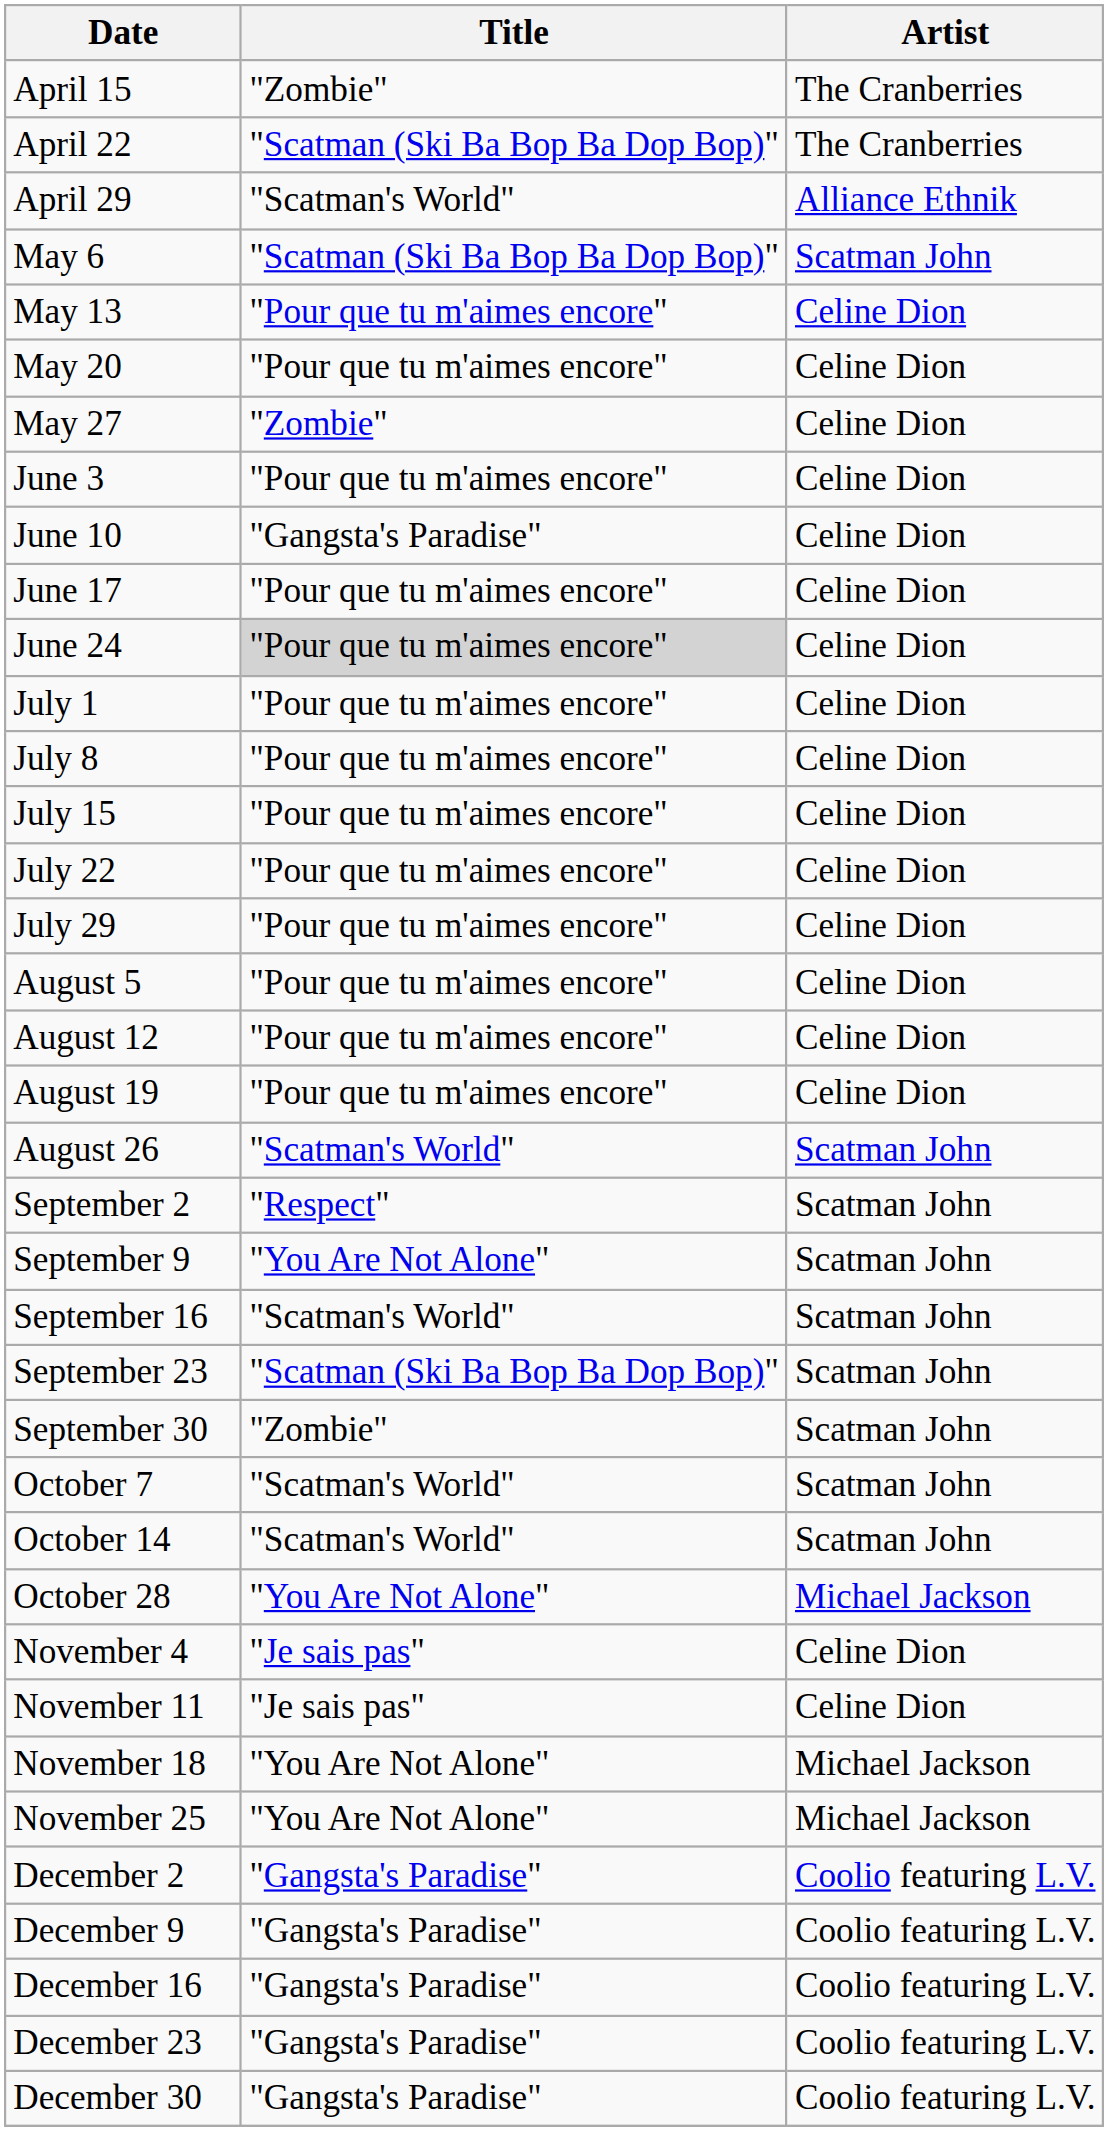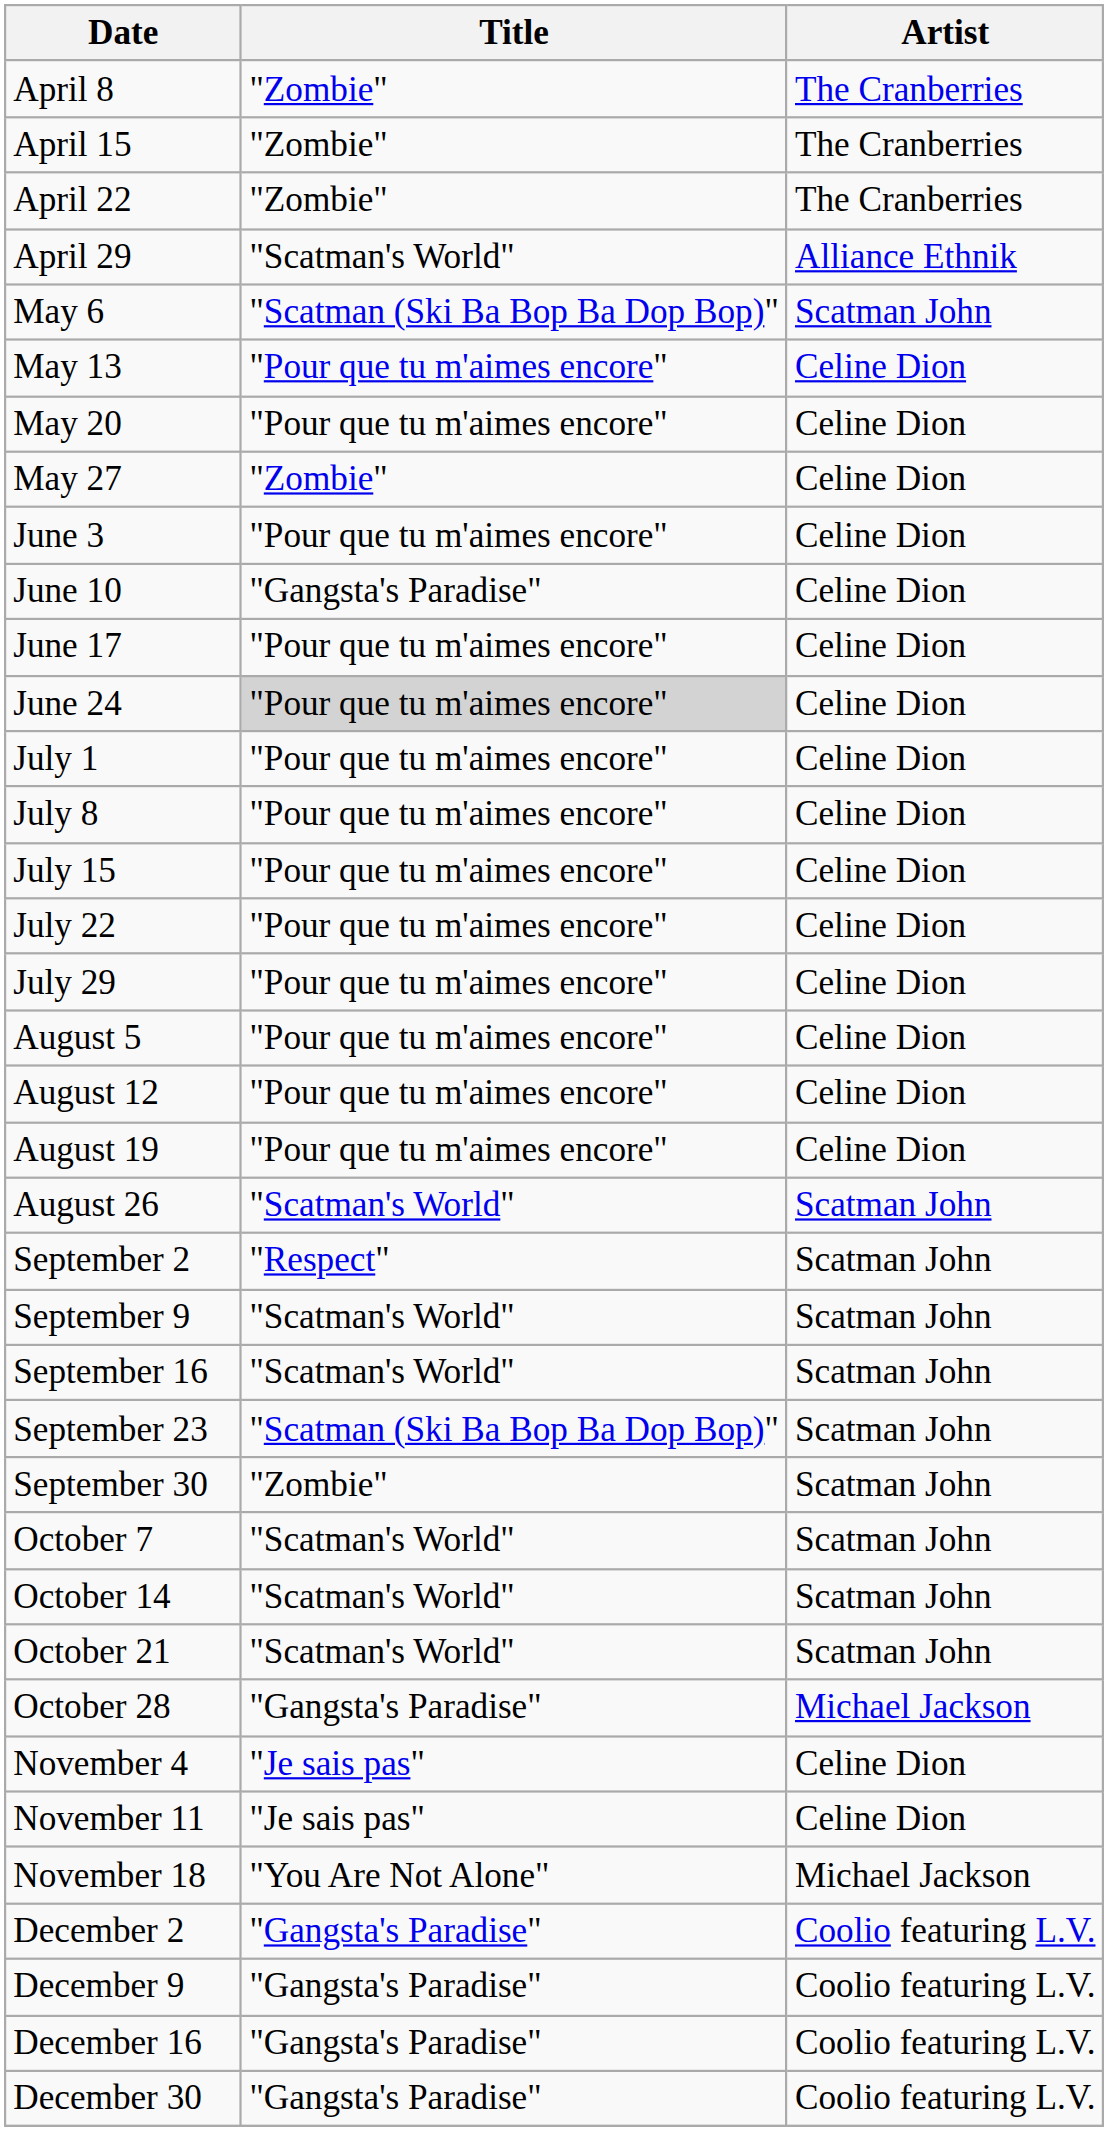+ row: (64, 88)
(514, 144) "Scatman (Ski Ba Bop Ba Dop Bop)" -> (319, 199) "Zombie"
(399, 1260) "You Are Not Alone" -> (382, 1316) "Scatman's World"
+ row: (92, 1651)
(399, 1595) "You Are Not Alone" -> (396, 1707) "Gangsta's Paradise"
- row: (109, 1818)
- row: (108, 2042)
